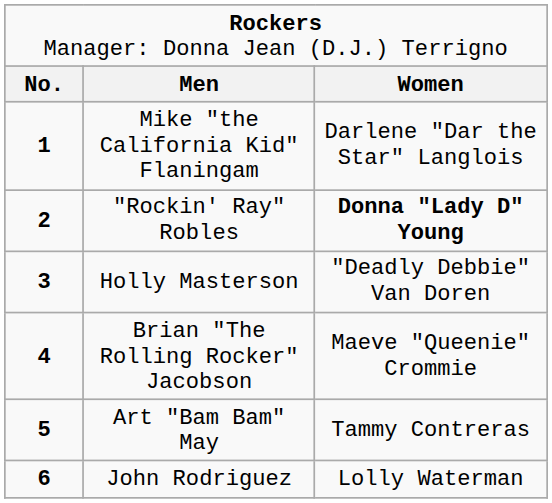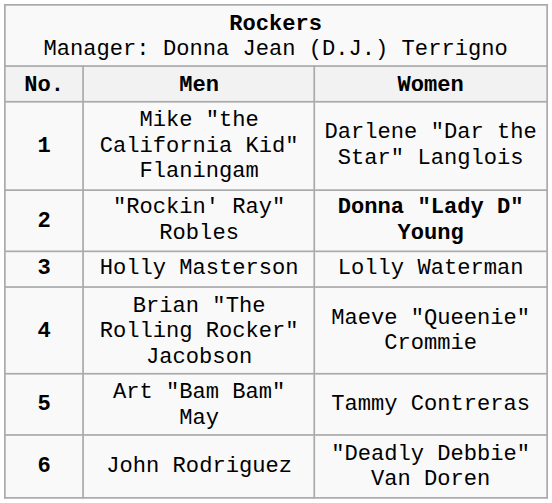(431, 282) "Deadly Debbie" Van Doren -> (431, 269) Lolly Waterman
(431, 479) Lolly Waterman -> (431, 466) "Deadly Debbie" Van Doren
